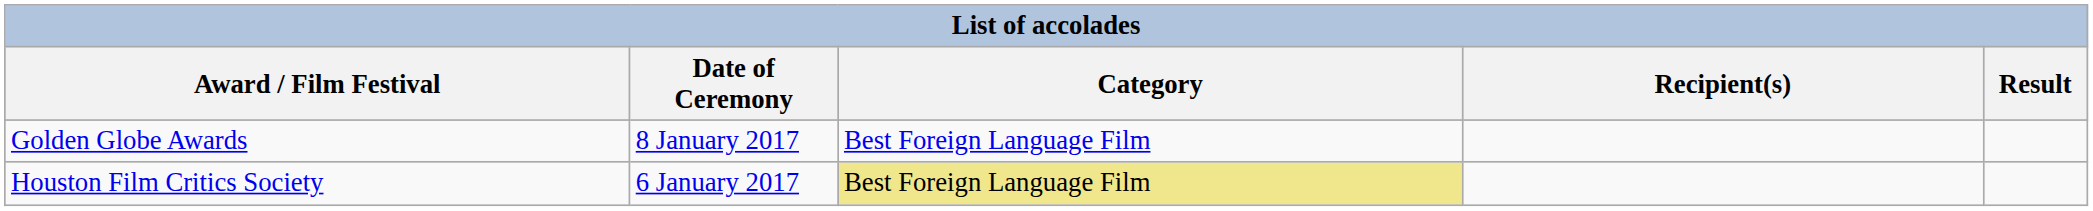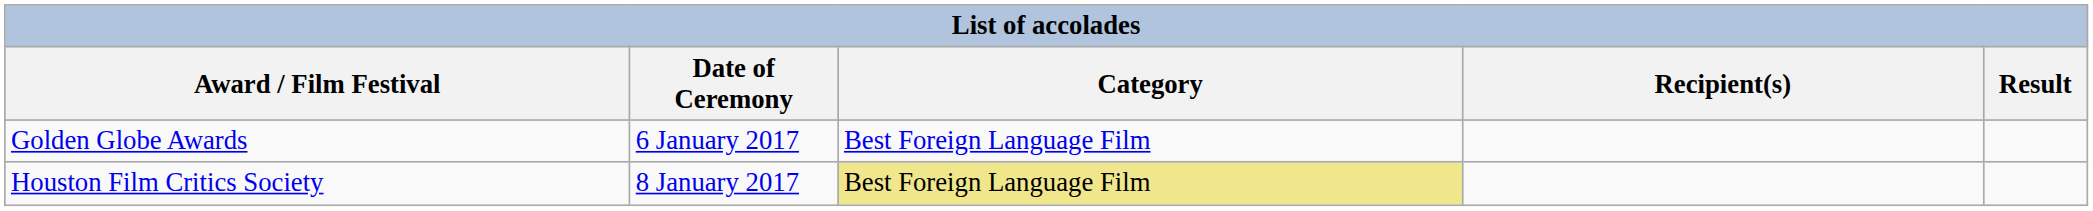(717, 140) 8 January 2017 -> (717, 140) 6 January 2017
(717, 182) 6 January 2017 -> (717, 182) 8 January 2017
